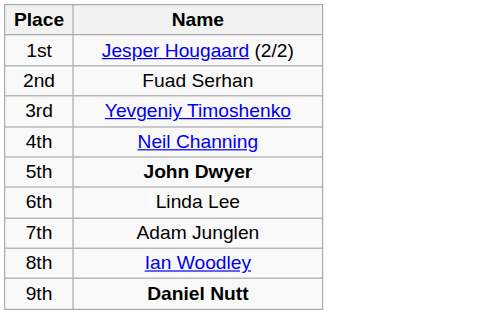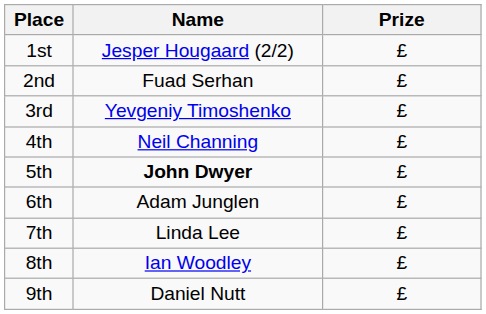+ column: (402, 19)
(198, 202) Linda Lee -> (198, 202) Adam Junglen
(198, 232) Adam Junglen -> (198, 232) Linda Lee
(198, 293) bold -> (198, 293) normal
